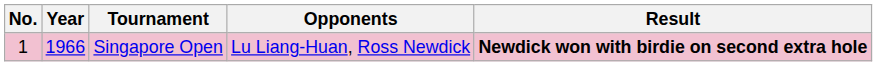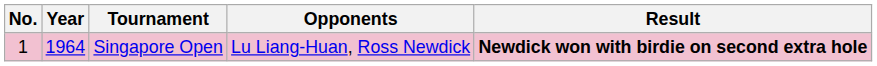(65, 47) 1966 -> (65, 47) 1964
